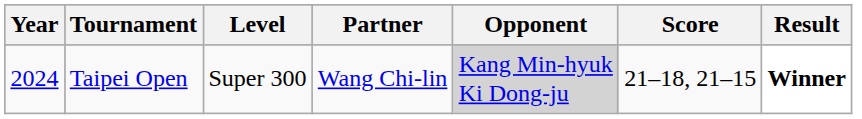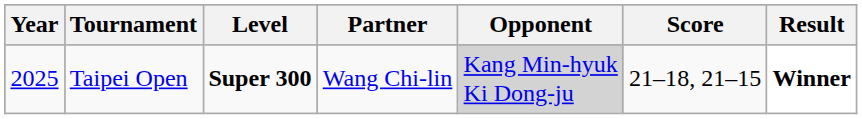(35, 78) 2024 -> (35, 78) 2025
(257, 78) normal -> (260, 78) bold
